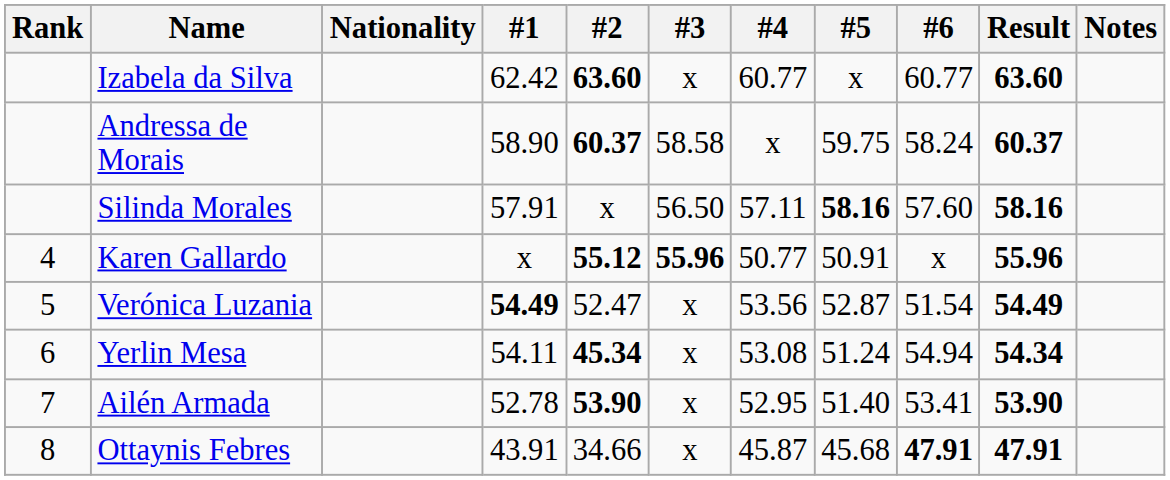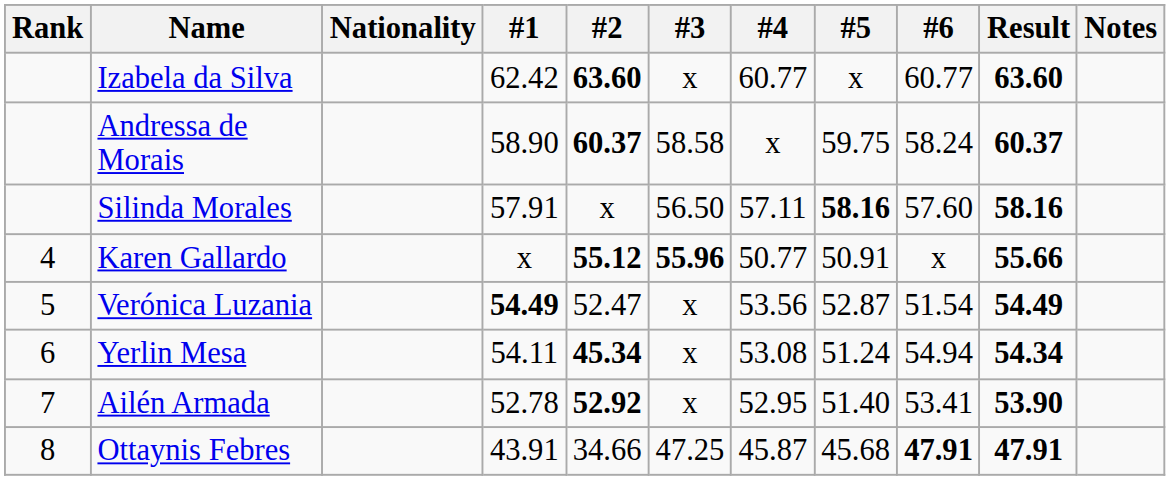(1029, 256) 55.96 -> (1029, 256) 55.66
(607, 402) 53.90 -> (607, 402) 52.92
(690, 450) x -> (690, 450) 47.25
